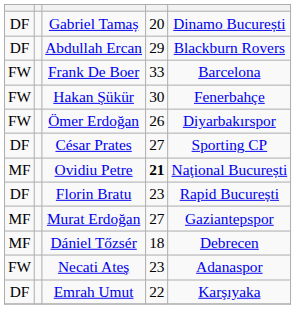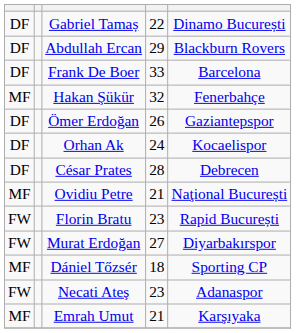(157, 23) 20 -> (157, 23) 22
(20, 72) FW -> (20, 72) DF
(20, 96) FW -> (20, 96) MF
(157, 96) 30 -> (157, 96) 32
(20, 121) FW -> (20, 121) DF
(229, 121) Diyarbakırspor -> (229, 121) Gaziantepspor
+ row: (94, 145)
(157, 145) 27 -> (157, 169) 28
(229, 145) Sporting CP -> (229, 169) Debrecen
(157, 169) bold -> (157, 194) normal
(20, 194) DF -> (20, 218) FW
(20, 218) MF -> (20, 242) FW
(229, 218) Gaziantepspor -> (229, 242) Diyarbakırspor
(229, 242) Debrecen -> (229, 267) Sporting CP
(20, 291) DF -> (20, 316) MF
(157, 291) 22 -> (157, 316) 21
